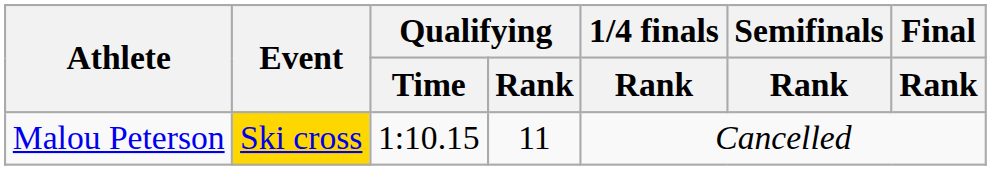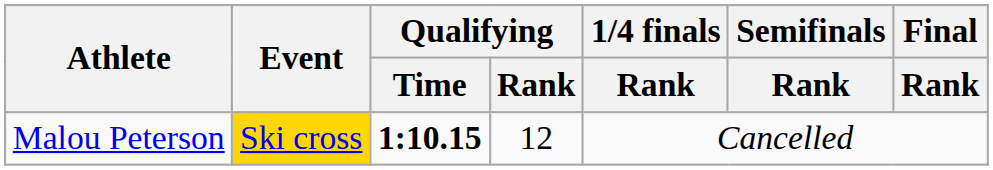(429, 137) normal -> (430, 137) bold
(534, 137) 11 -> (536, 137) 12
